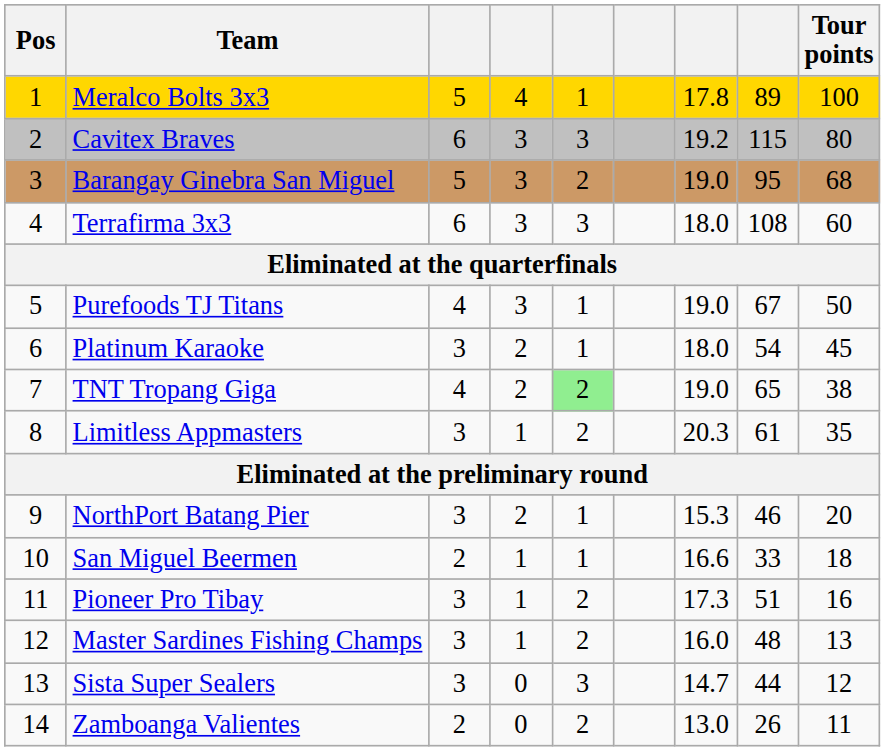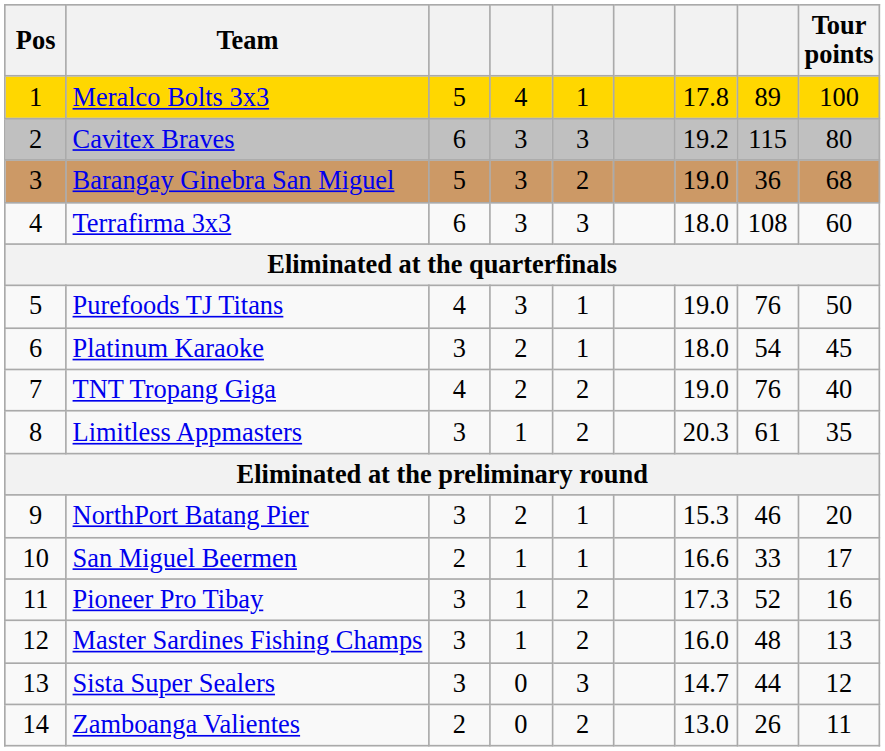(768, 180) 95 -> (768, 180) 36
(768, 306) 67 -> (768, 306) 76
(583, 390) lightgreen background -> (583, 390) no background
(768, 390) 65 -> (768, 390) 76
(839, 390) 38 -> (839, 390) 40
(839, 557) 18 -> (839, 557) 17
(768, 599) 51 -> (768, 599) 52
